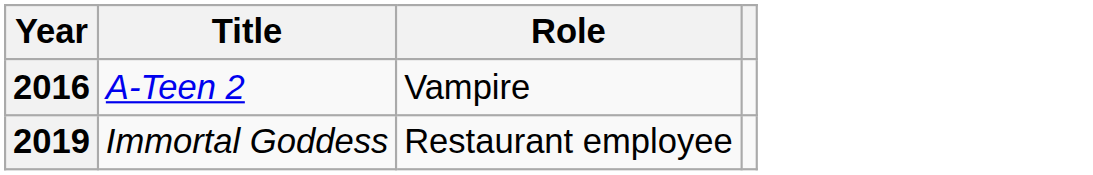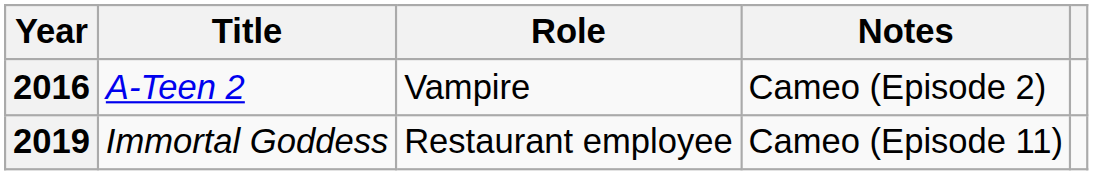+ column: (906, 31)
